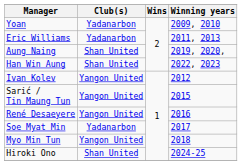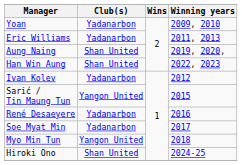(111, 78) Yangon United -> (111, 78) Yadanarbon
(111, 114) Yangon United -> (111, 114) Yadanarbon
